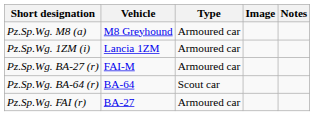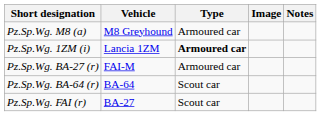(209, 48) normal -> (212, 48) bold
(209, 102) Armoured car -> (199, 102) Scout car
